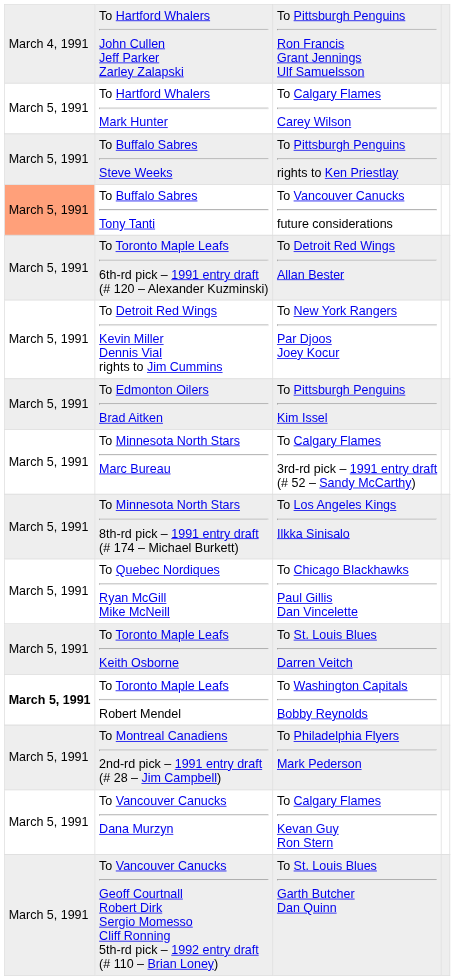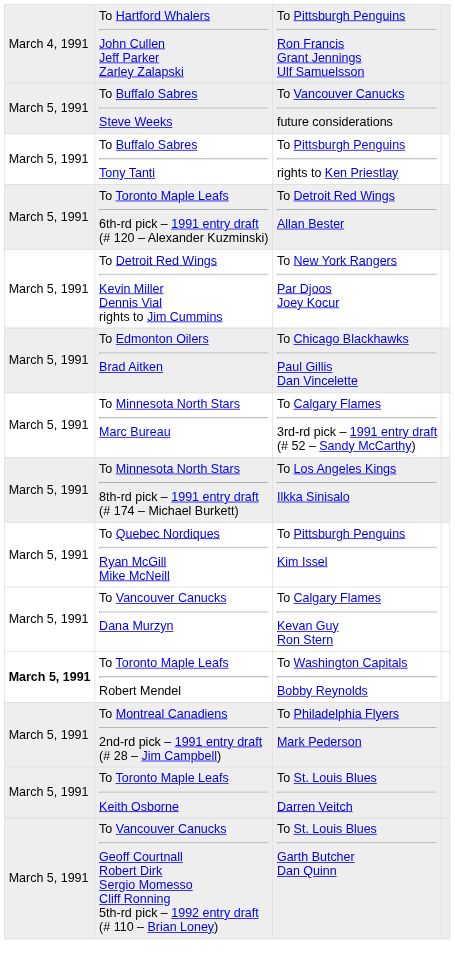- row: (184, 108)
(357, 159) To Pittsburgh Penguins rights to Ken Priestlay -> (357, 108) To Vancouver Canucks future considerations
(49, 210) lightsalmon background -> (49, 159) no background
(357, 210) To Vancouver Canucks future considerations -> (357, 159) To Pittsburgh Penguins rights to Ken Priestlay
(357, 404) To Pittsburgh Penguins Kim Issel -> (357, 360) To Chicago Blackhawks Paul Gillis Dan Vincelette
(357, 591) To Chicago Blackhawks Paul Gillis Dan Vincelette -> (357, 547) To Pittsburgh Penguins Kim Issel
rows swapped: (184, 649) <-> (184, 815)
